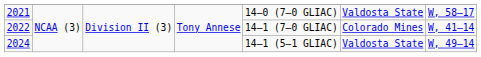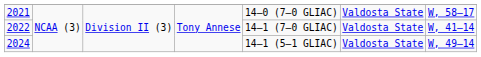(383, 28) Colorado Mines -> (383, 28) Valdosta State
